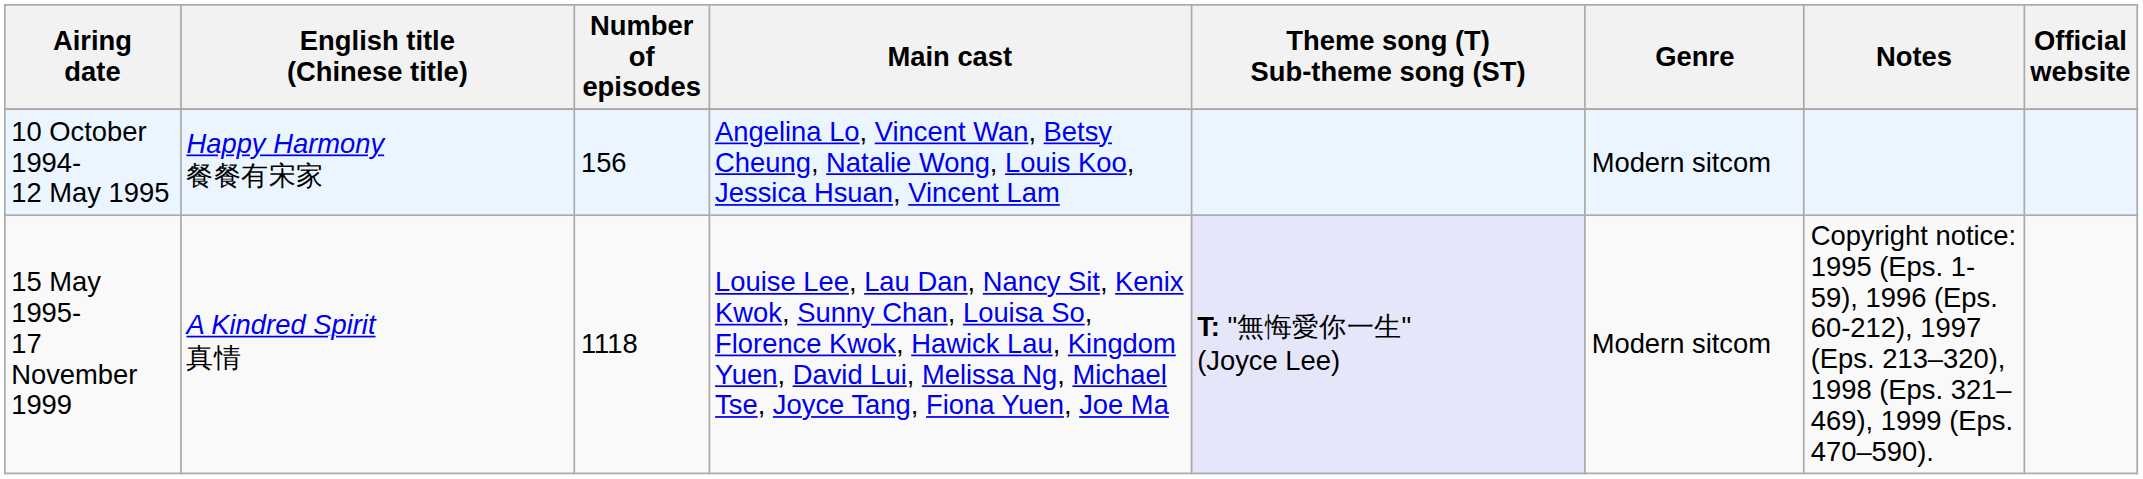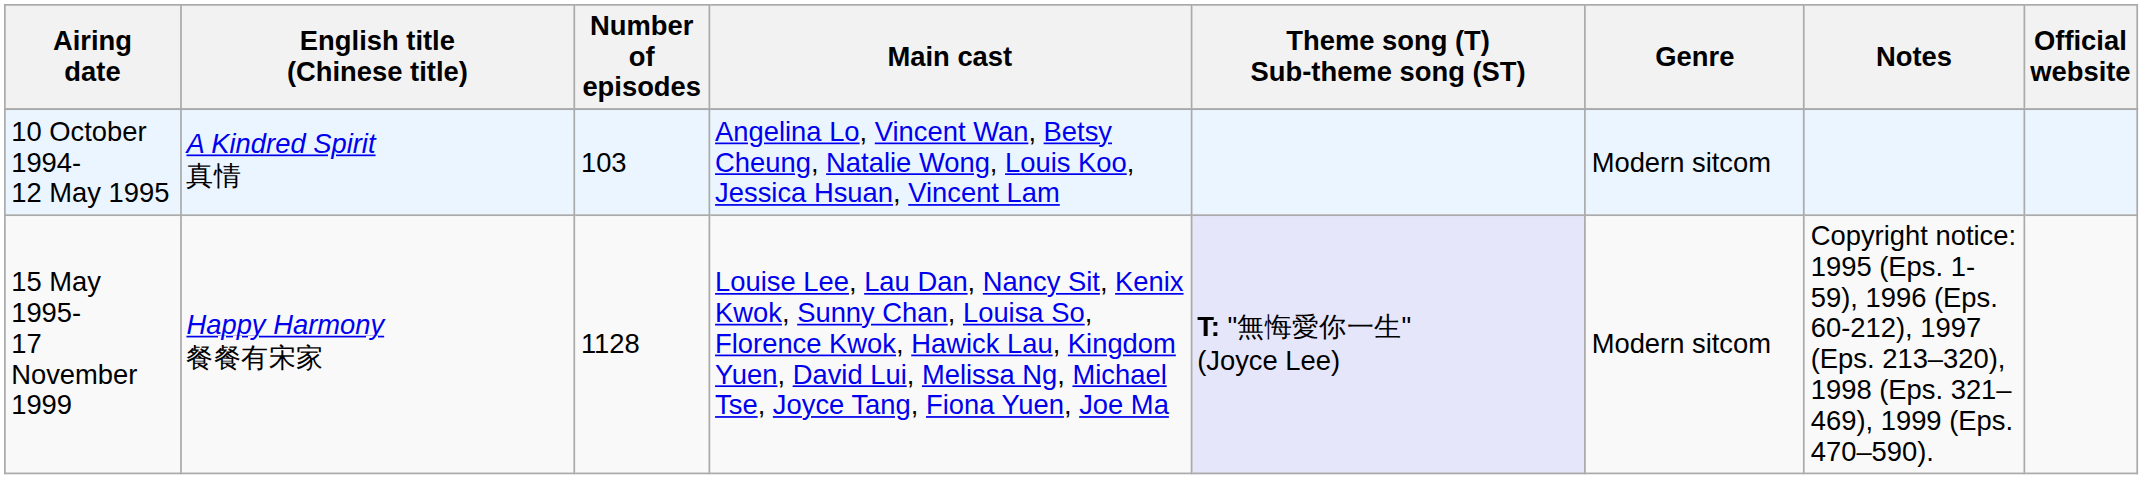(285, 160) Happy Harmony 餐餐有宋家 -> (281, 160) A Kindred Spirit 真情
(604, 161) 156 -> (604, 161) 103
(281, 342) A Kindred Spirit 真情 -> (285, 342) Happy Harmony 餐餐有宋家
(609, 343) 1118 -> (610, 343) 1128
